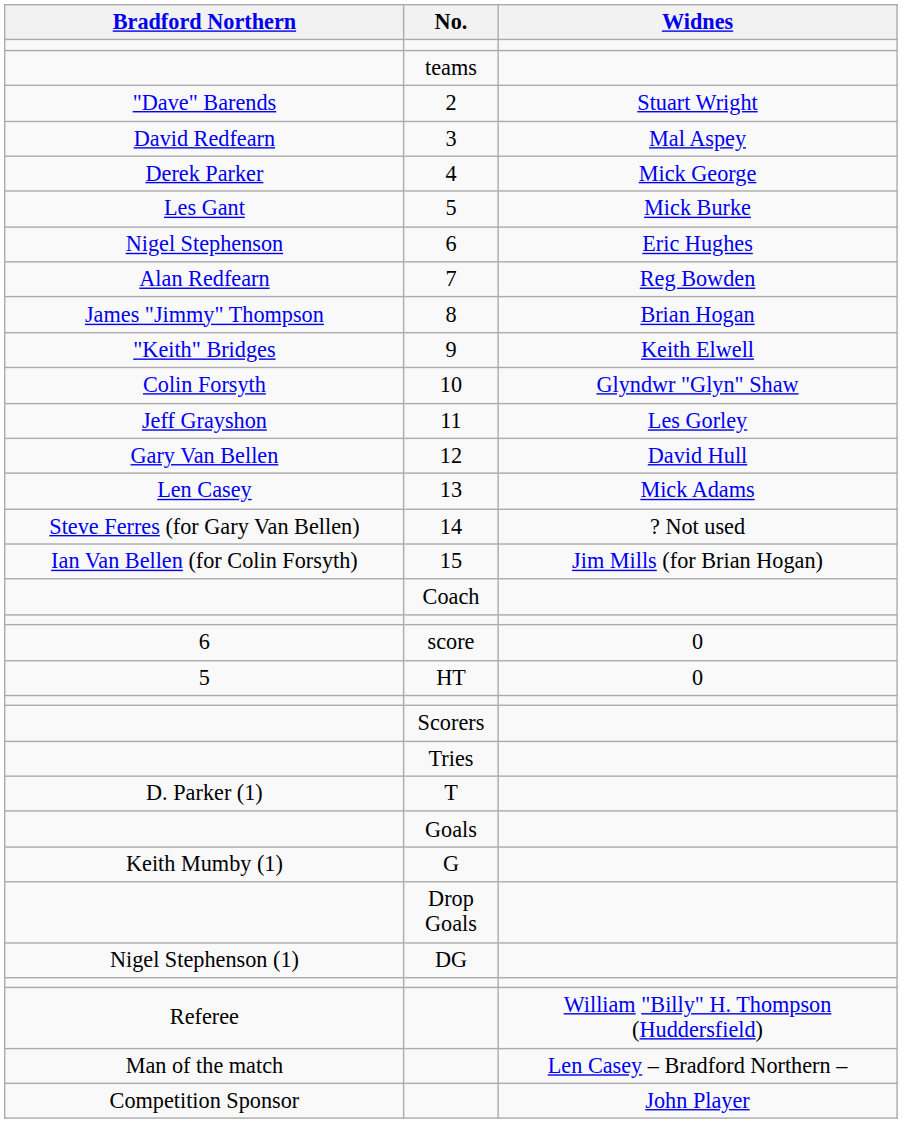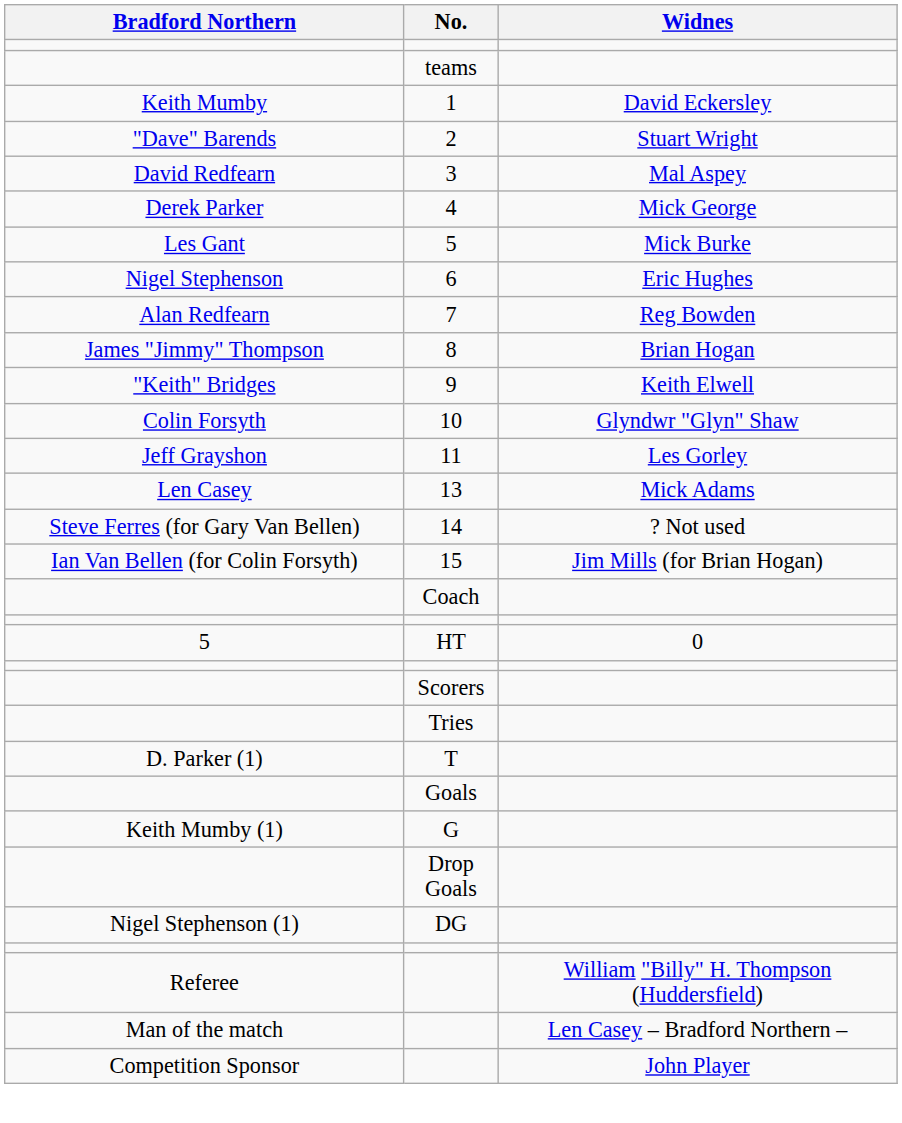+ row: (204, 102)
- row: (204, 455)
- row: (204, 642)
